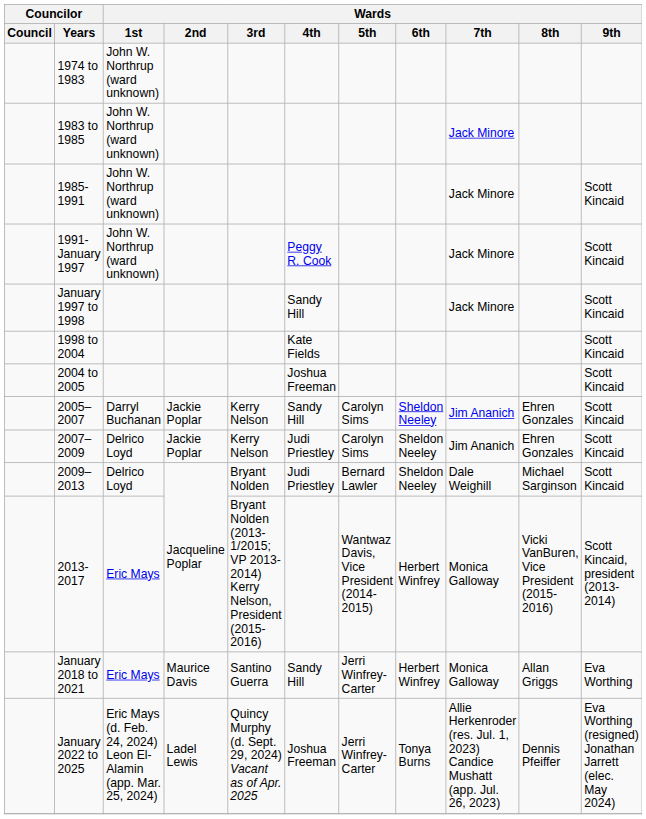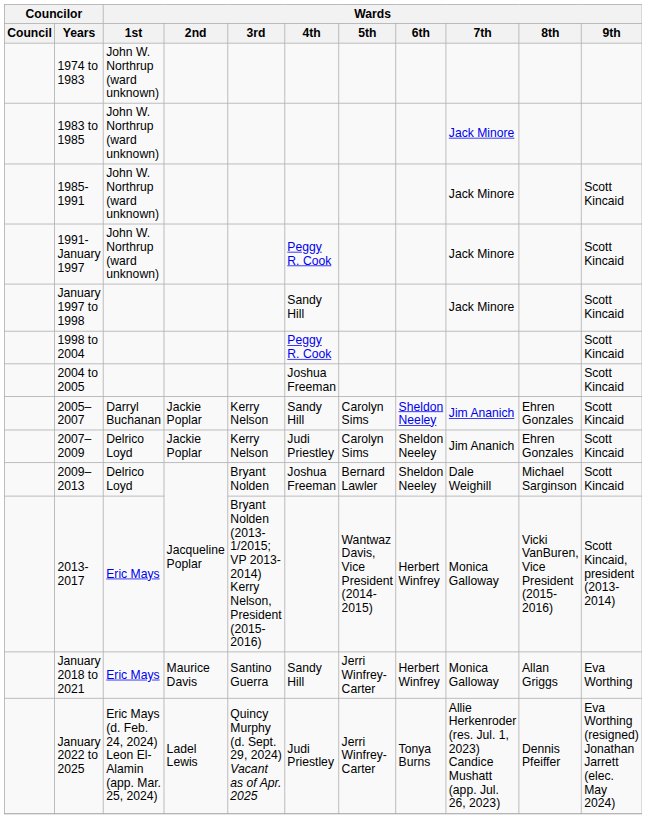(304, 347) Kate Fields -> (309, 347) Peggy R. Cook
(311, 479) Judi Priestley -> (312, 479) Joshua Freeman
(312, 756) Joshua Freeman -> (311, 756) Judi Priestley
